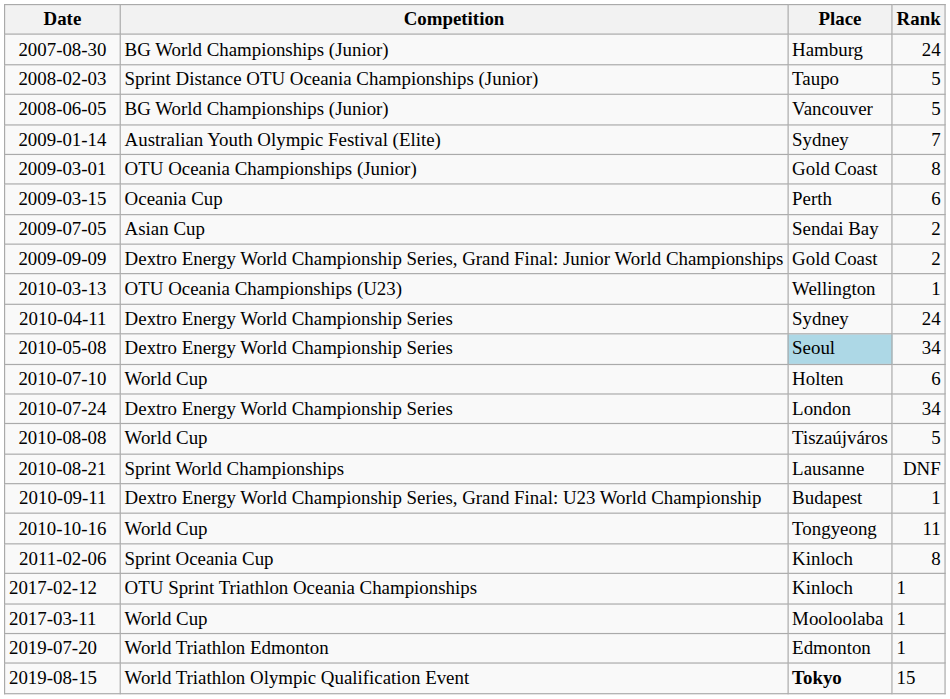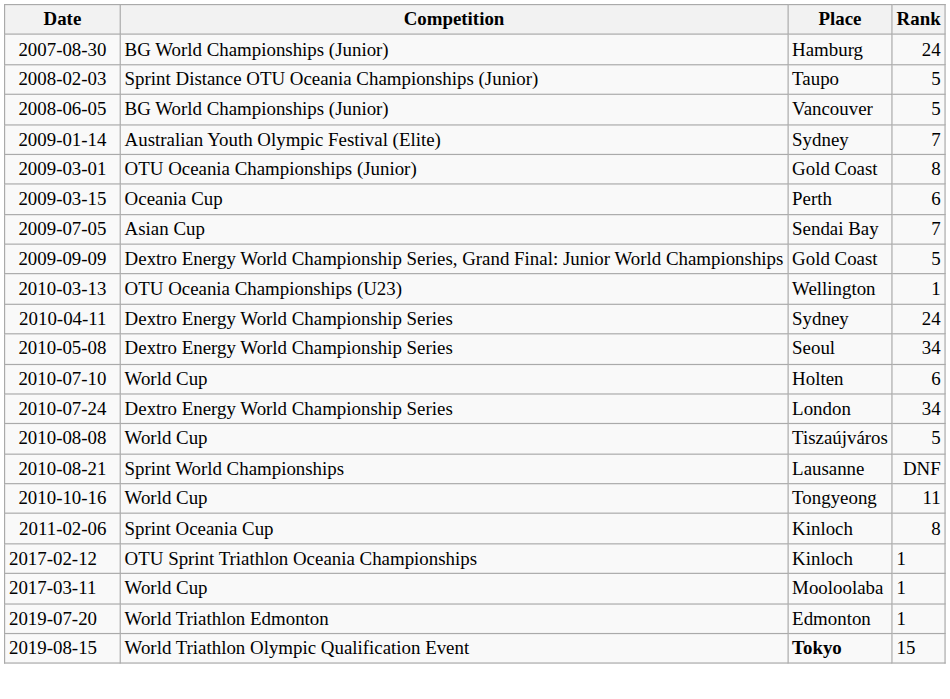(936, 229) 2 -> (936, 229) 7
(936, 259) 2 -> (936, 259) 5
(814, 348) lightblue background -> (814, 348) no background
- row: (63, 498)
